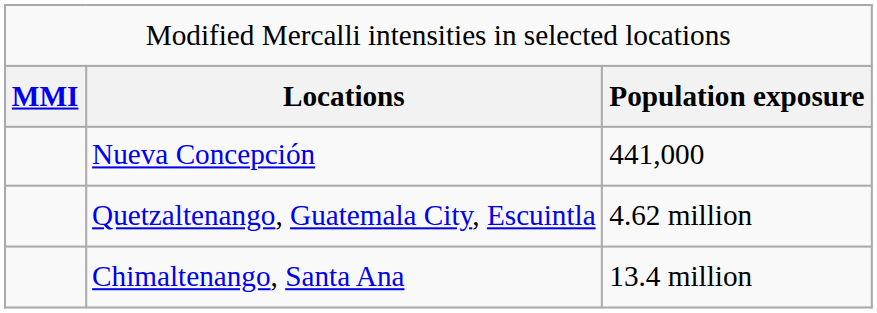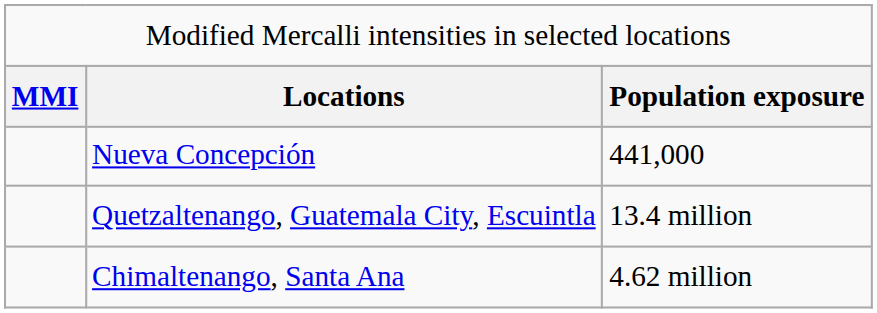(681, 216) 4.62 million -> (681, 216) 13.4 million
(681, 277) 13.4 million -> (681, 277) 4.62 million
